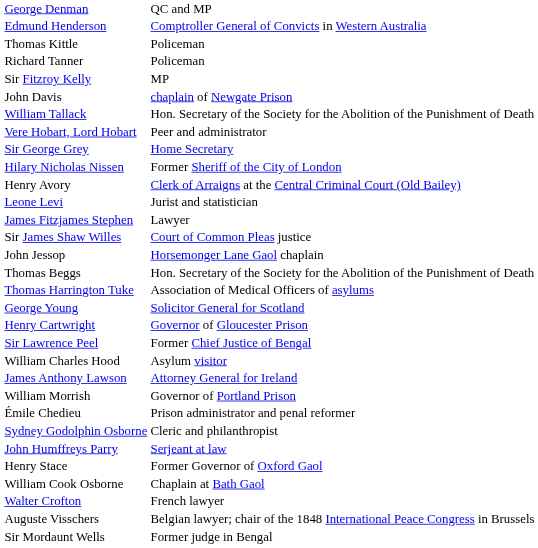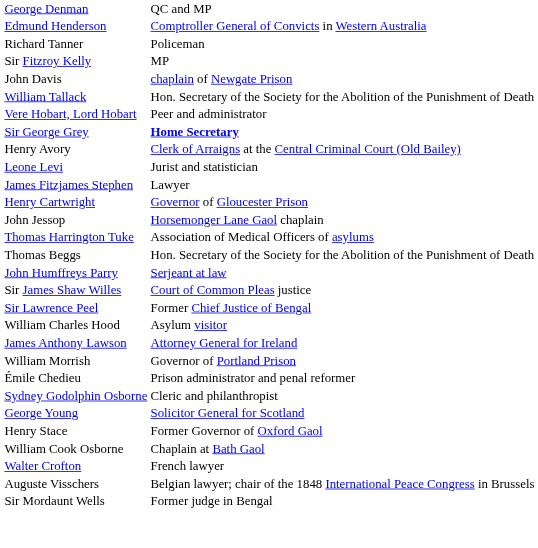- row: (41, 43)
(192, 149) normal -> (195, 131) bold
- row: (64, 167)
rows swapped: (63, 237) <-> (50, 325)
rows swapped: (43, 272) <-> (69, 290)
rows swapped: (61, 448) <-> (41, 307)
